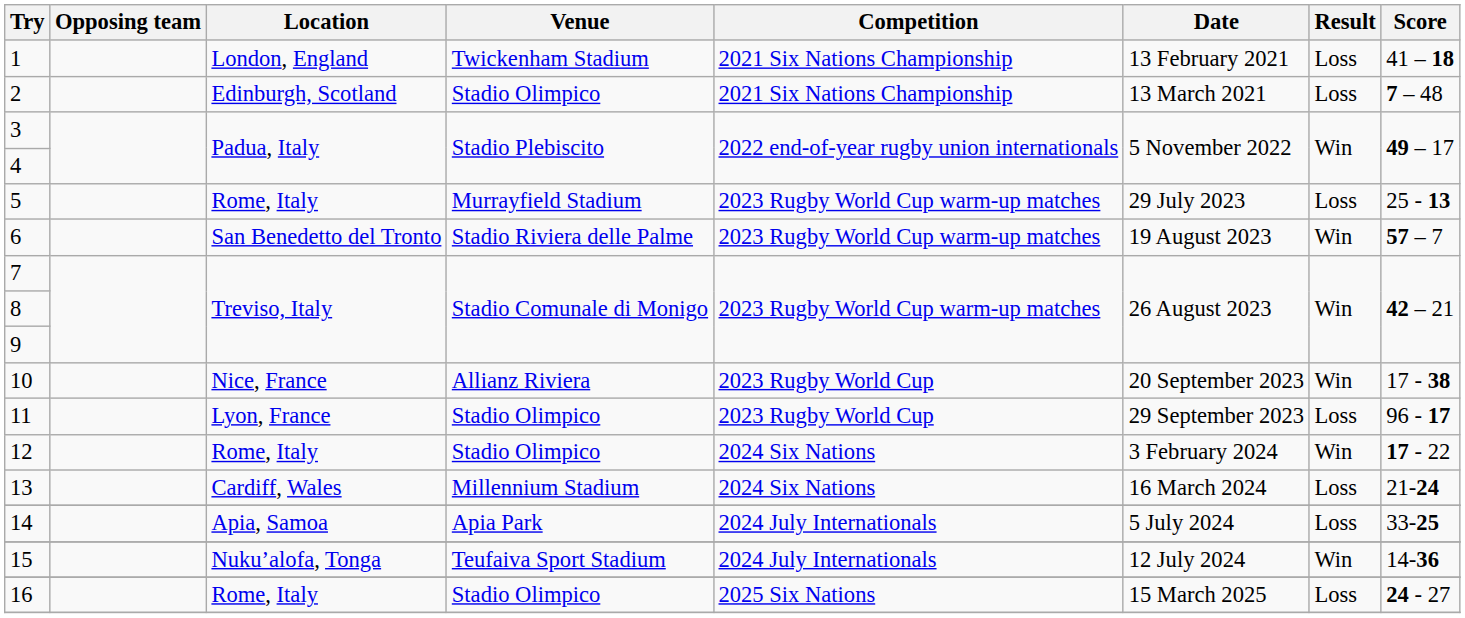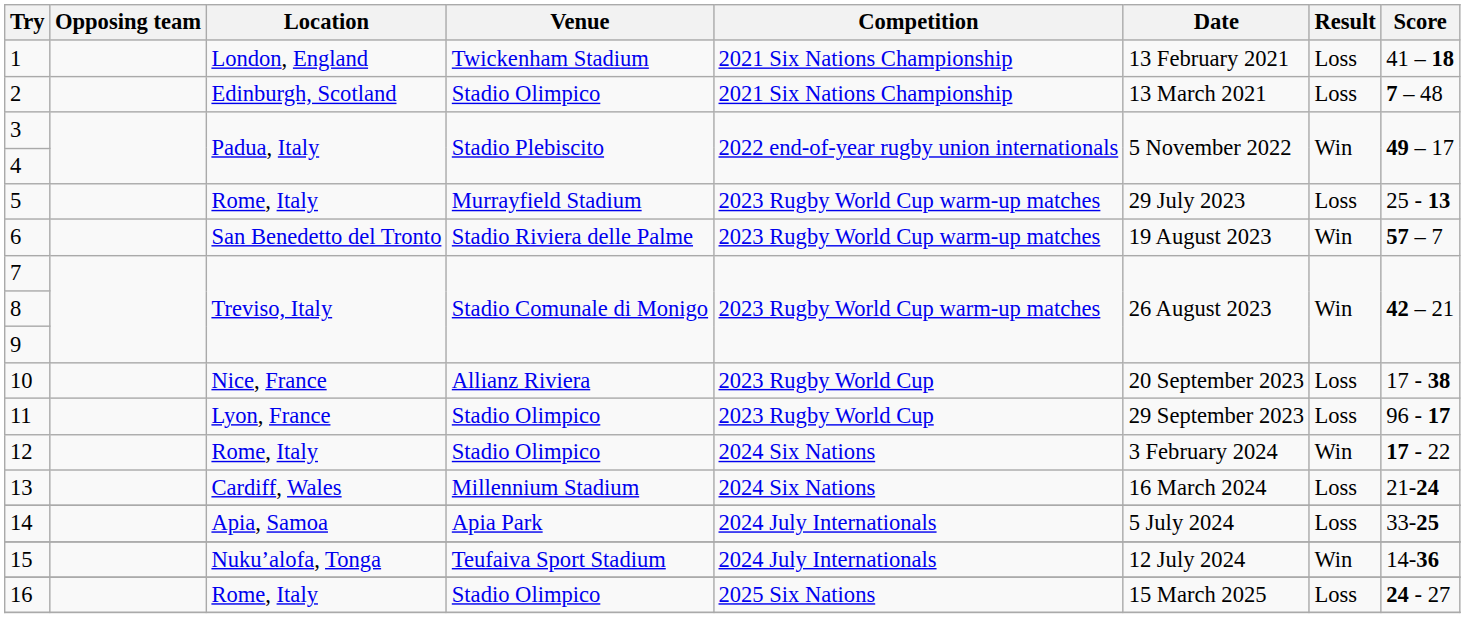(1333, 380) Win -> (1336, 380) Loss
